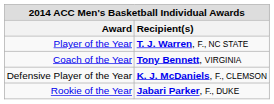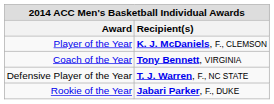(192, 44) T. J. Warren, F., NC STATE -> (202, 44) K. J. McDaniels, F., CLEMSON
(202, 75) K. J. McDaniels, F., CLEMSON -> (192, 75) T. J. Warren, F., NC STATE
